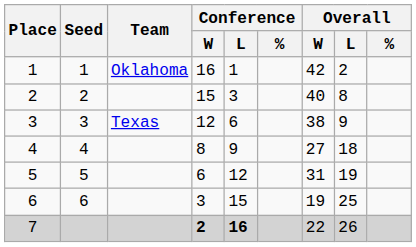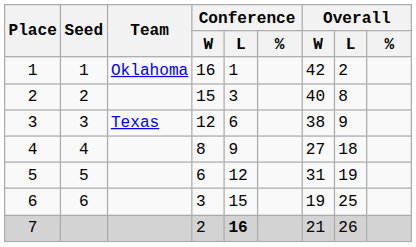(201, 228) bold -> (201, 228) normal
(315, 228) 22 -> (315, 228) 21
